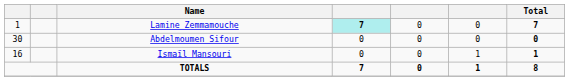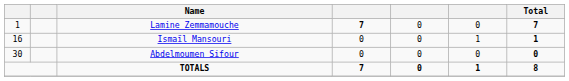(361, 26) paleturquoise background -> (361, 26) no background
rows swapped: (194, 54) <-> (194, 40)
